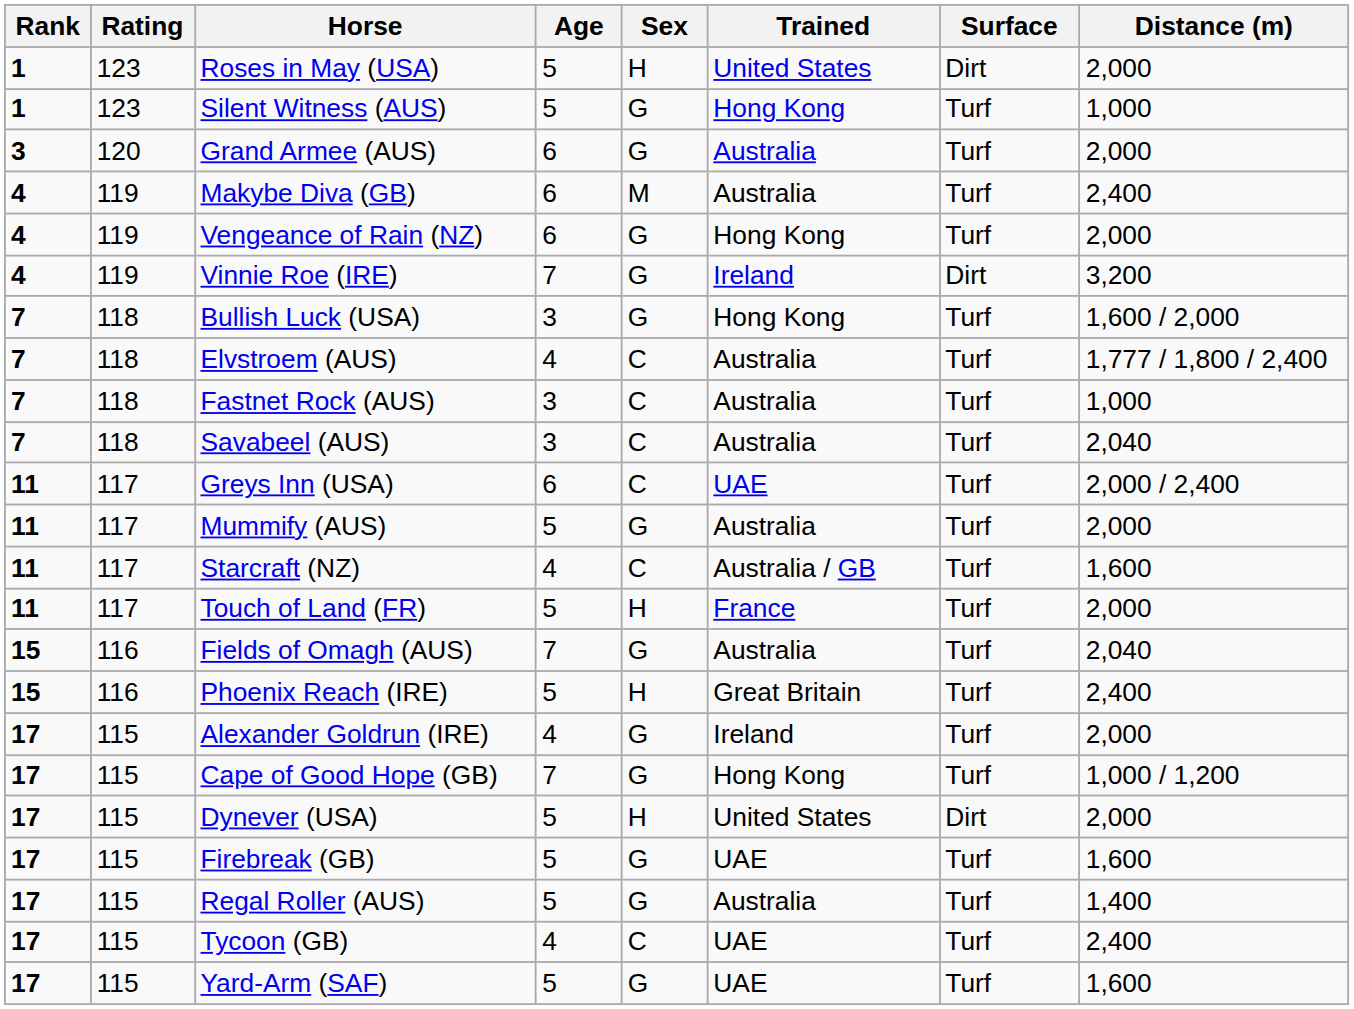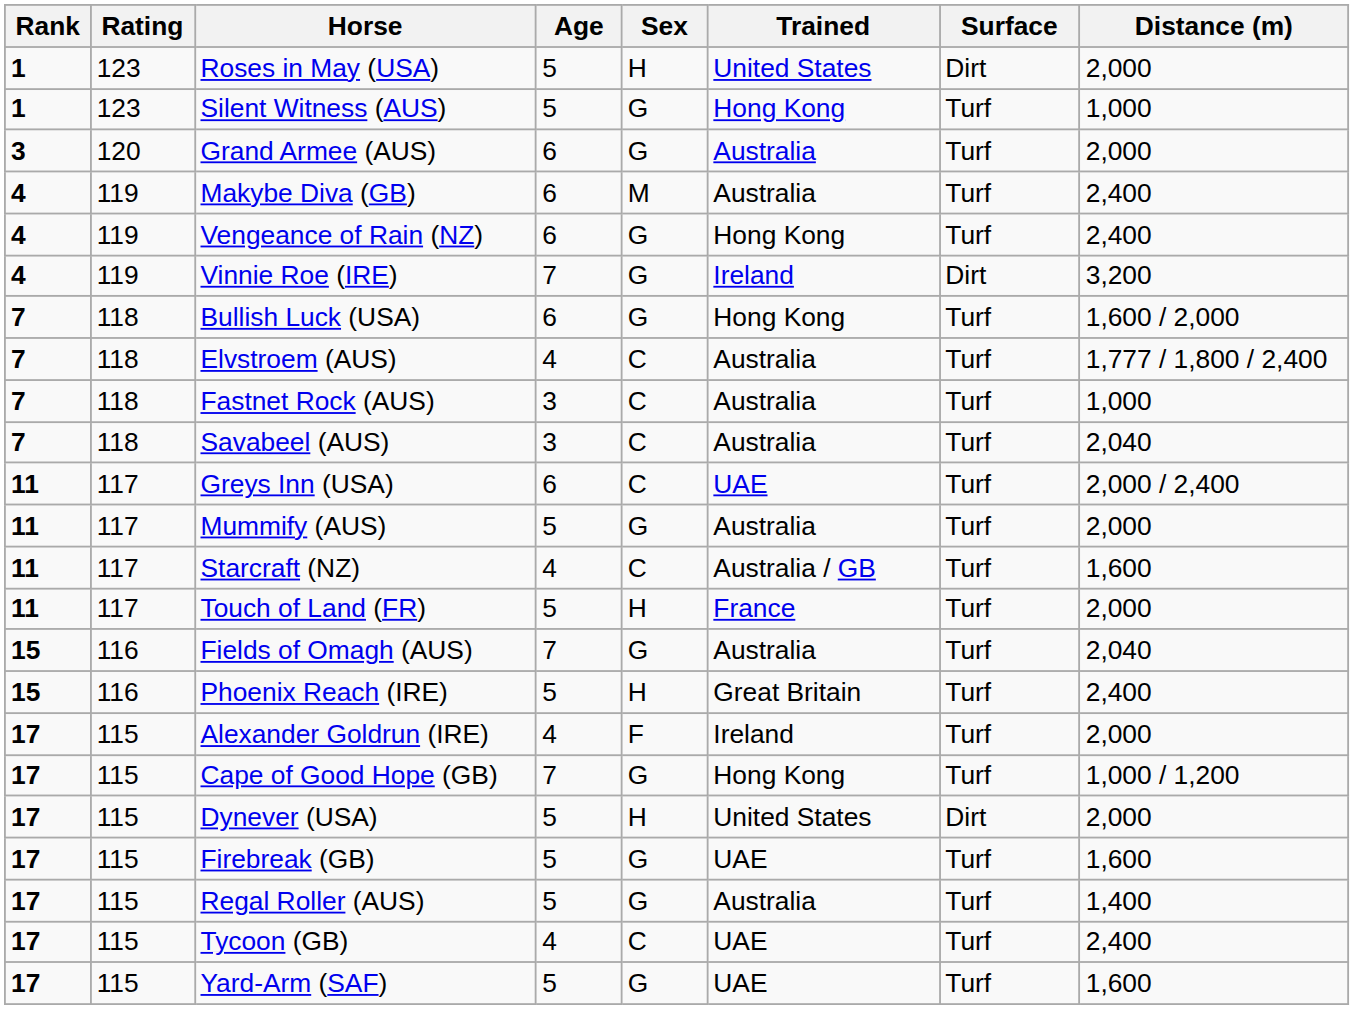(1119, 234) 2,000 -> (1119, 234) 2,400
(550, 318) 3 -> (550, 318) 6
(638, 734) G -> (636, 734) F
